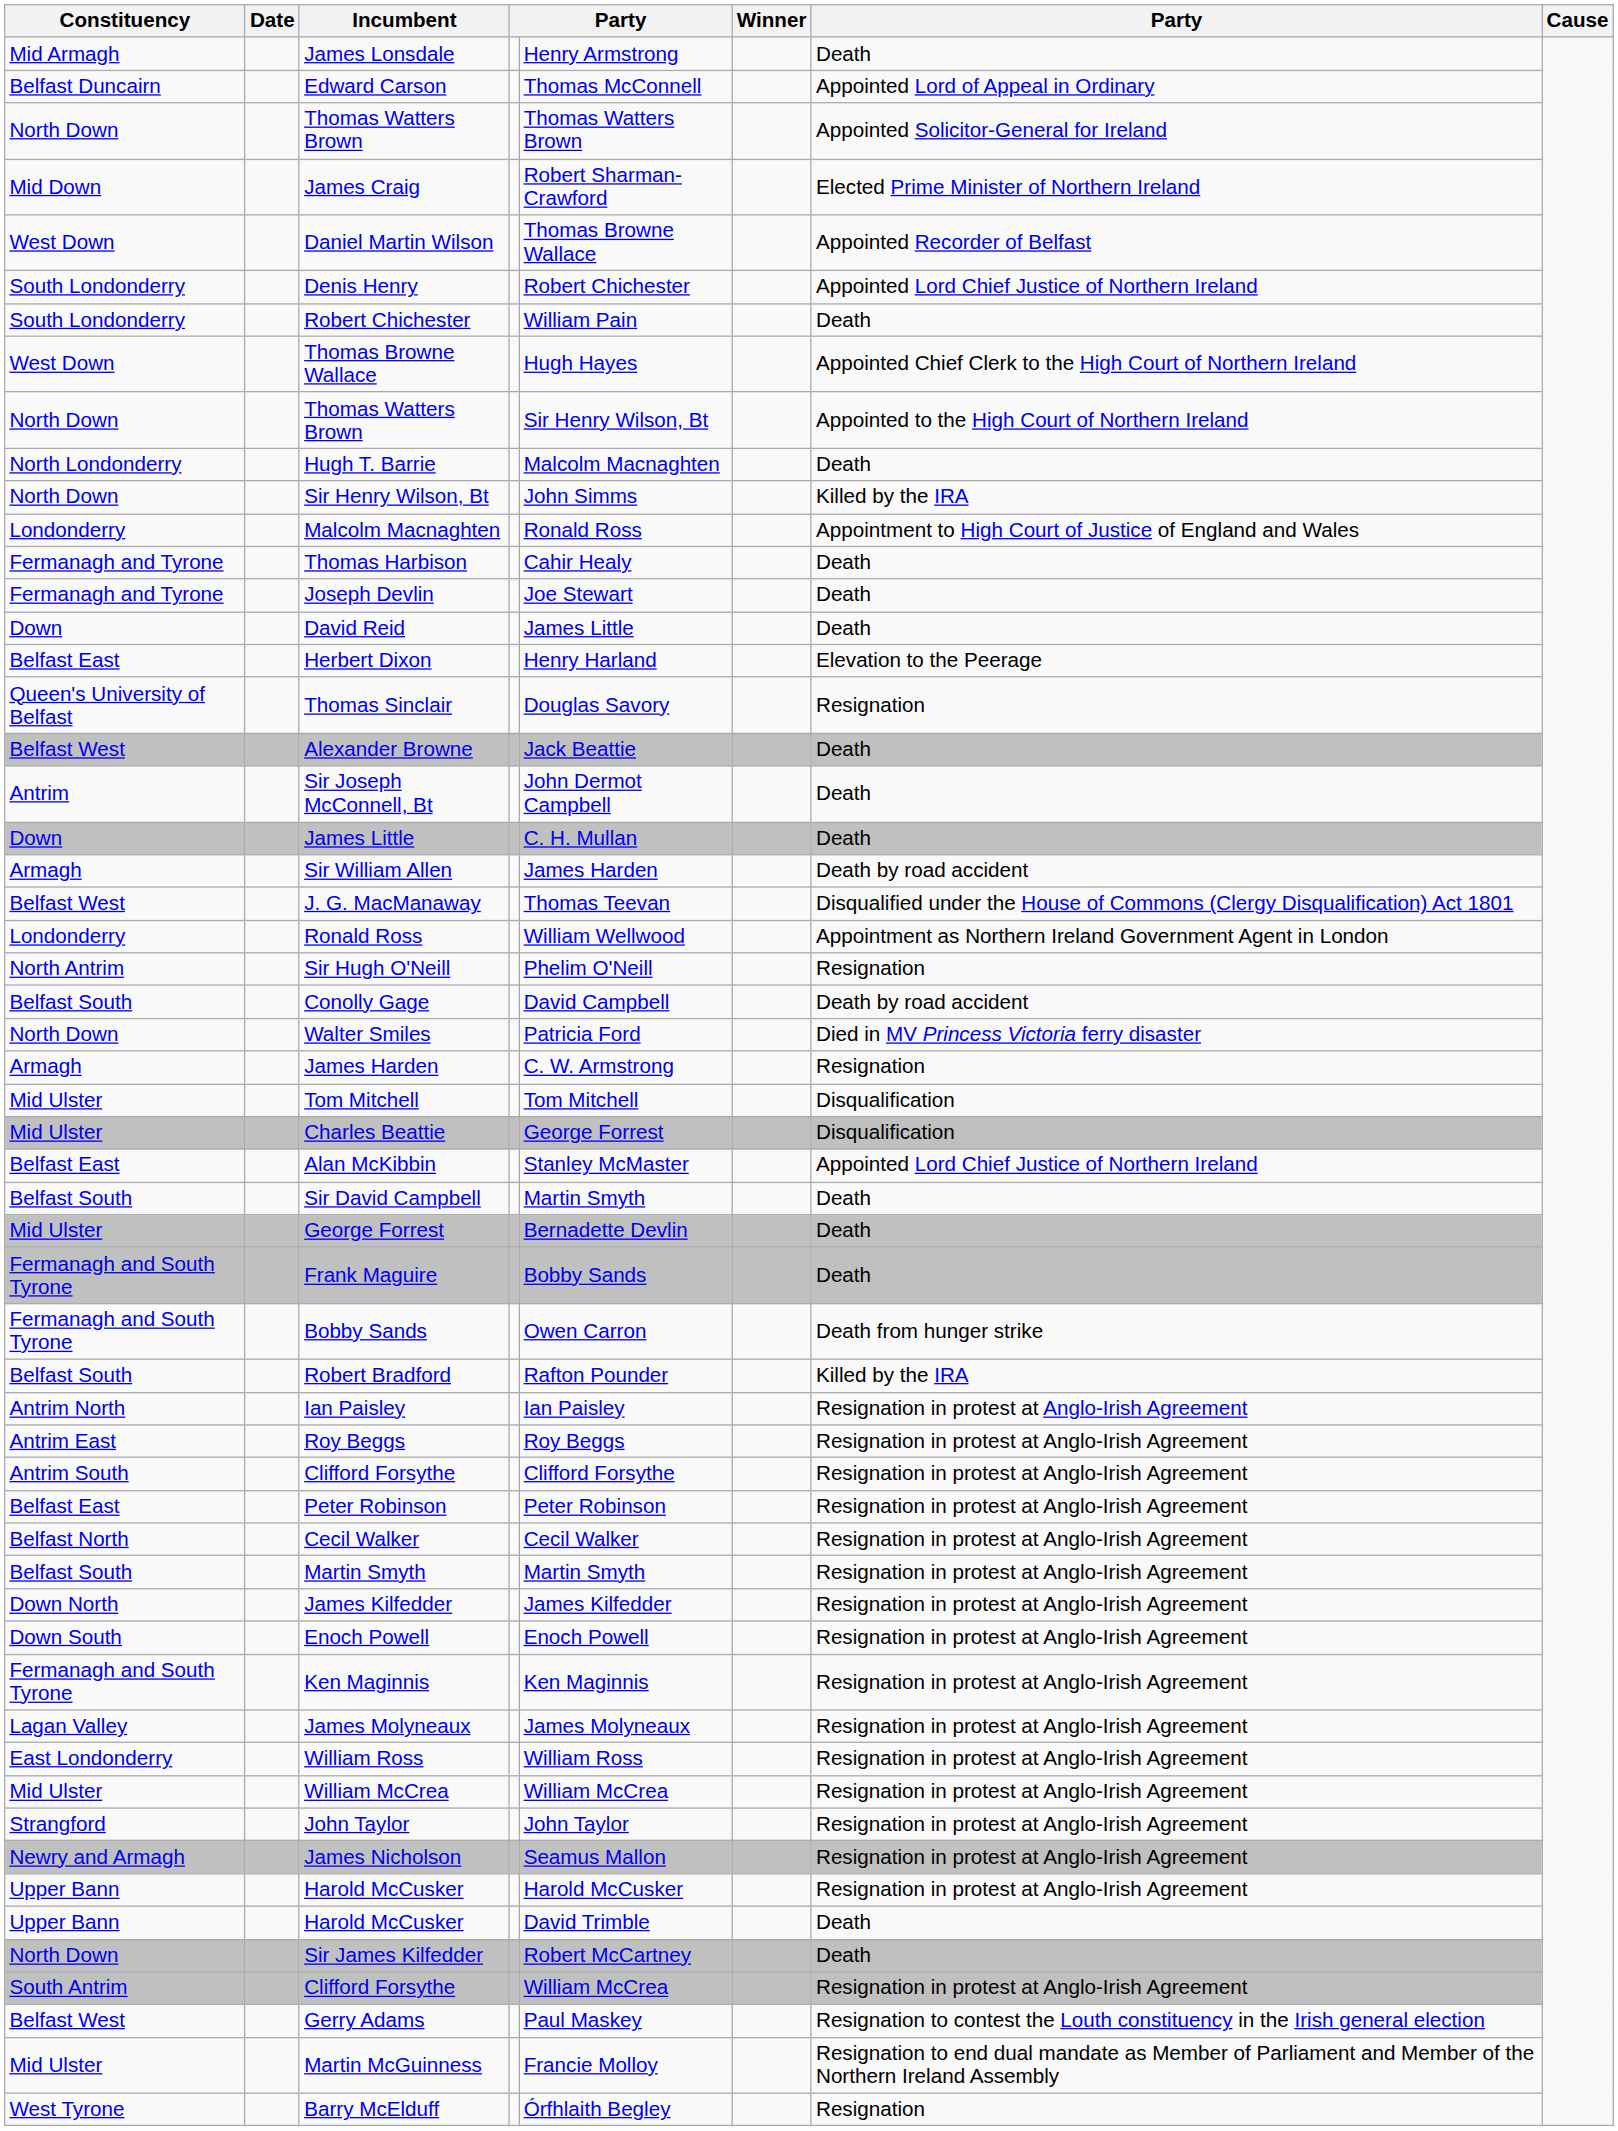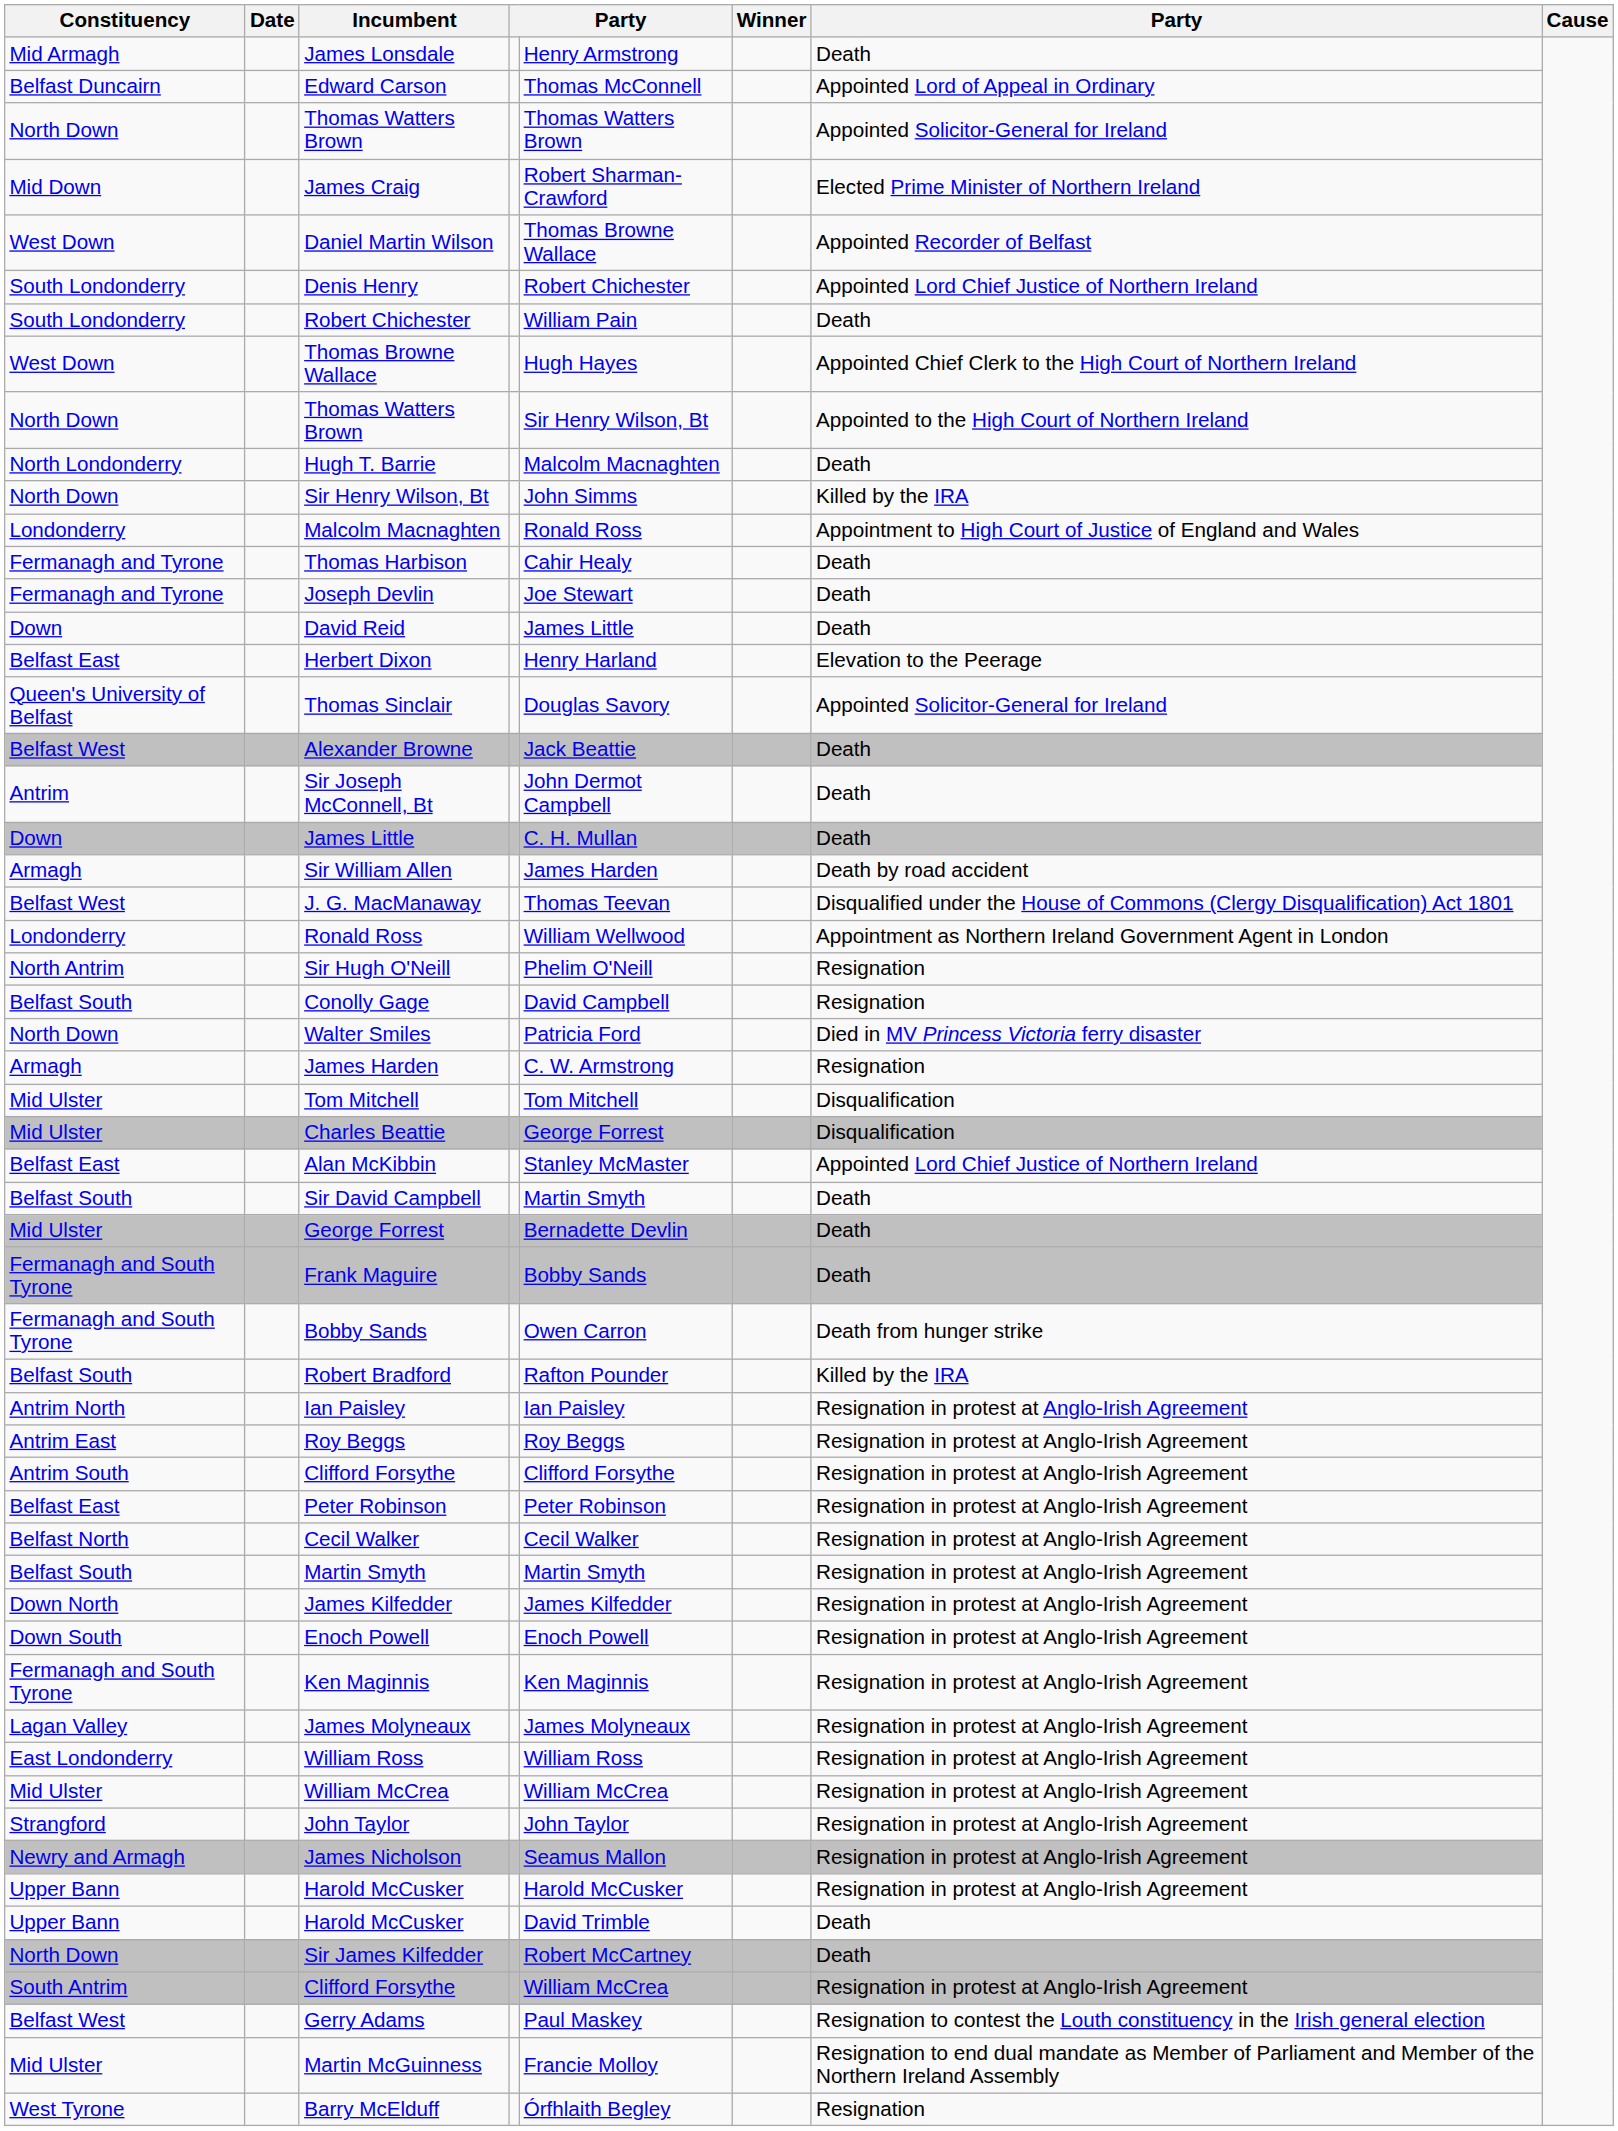(870, 705) Resignation -> (992, 705) Appointed Solicitor-General for Ireland
(922, 1001) Death by road accident -> (870, 1001) Resignation
